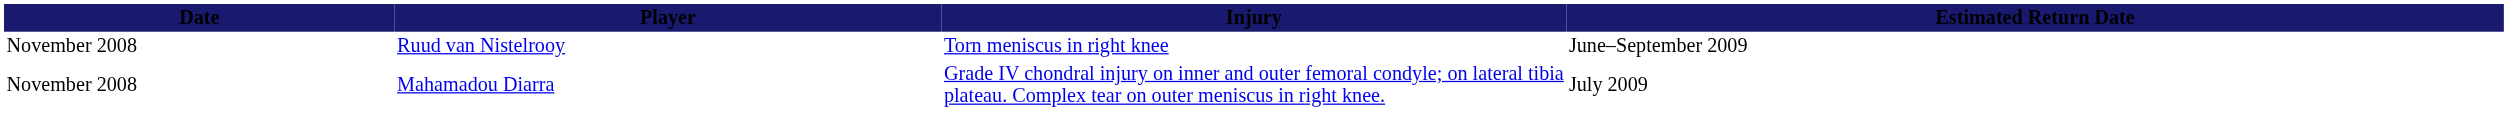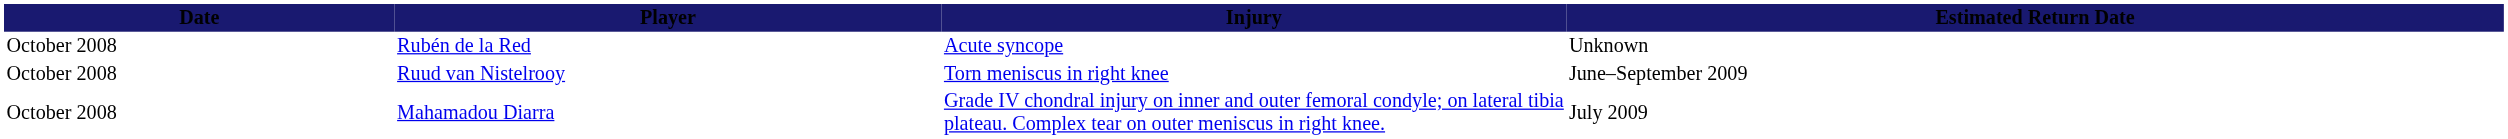+ row: (464, 45)
(72, 45) November 2008 -> (62, 73) October 2008
(72, 84) November 2008 -> (62, 112) October 2008
